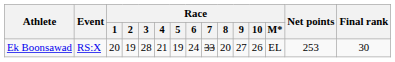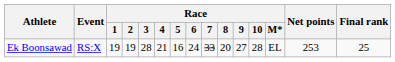(114, 48) 20 -> (114, 48) 19
(178, 48) 19 -> (178, 48) 16
(257, 48) 26 -> (257, 48) 28
(364, 48) 30 -> (364, 48) 25
